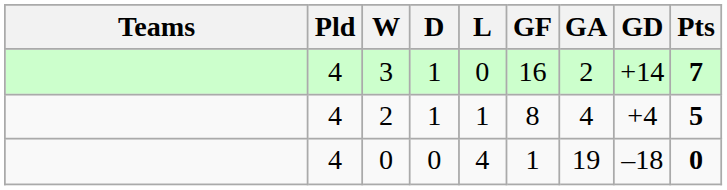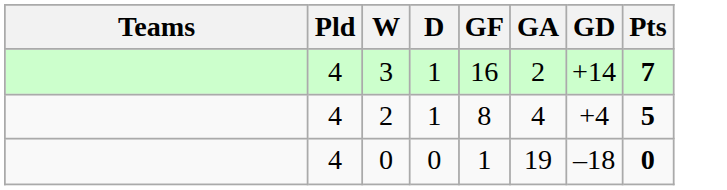- column: (482, 26)
